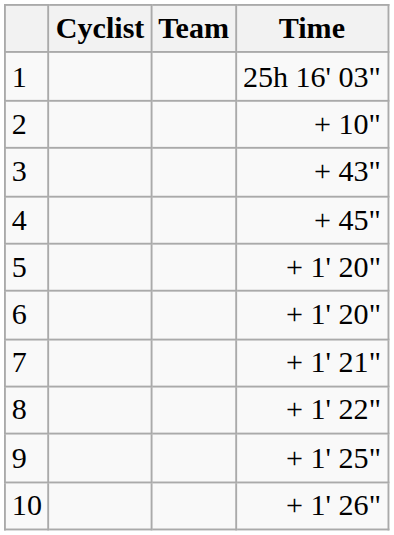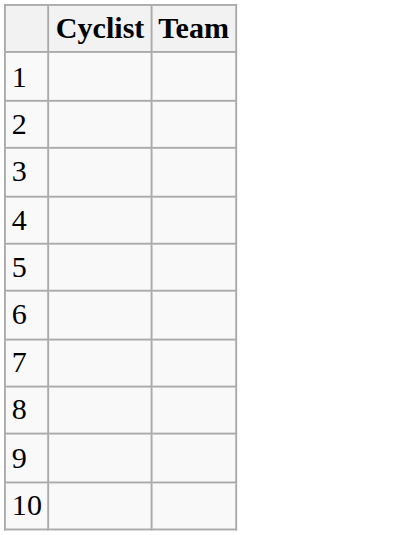- column: (312, 28)
